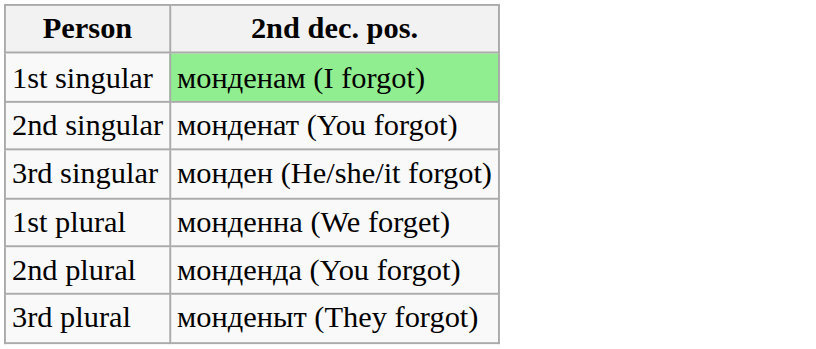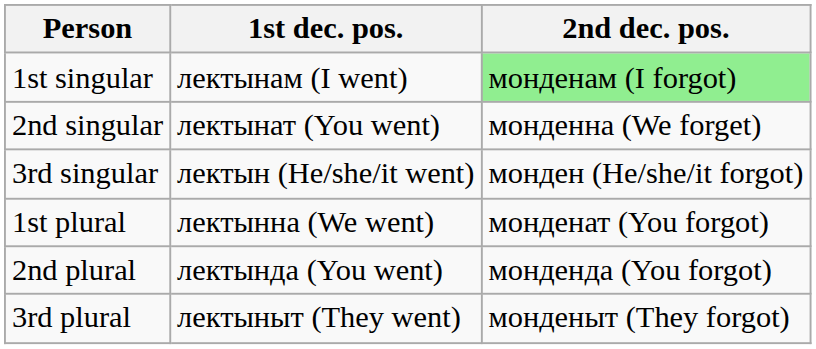+ column: (326, 28)
(317, 125) монденат (You forgot) -> (625, 125) монденна (We forget)
(314, 221) монденна (We forget) -> (629, 221) монденат (You forgot)
